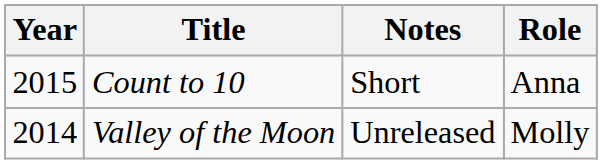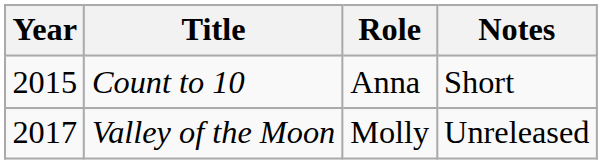columns swapped: (550, 30) <-> (423, 30)
(45, 132) 2014 -> (45, 132) 2017
